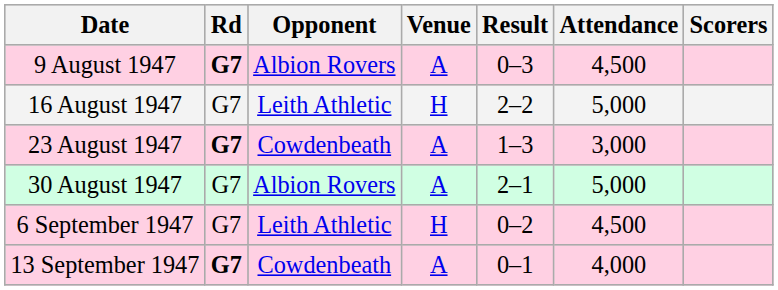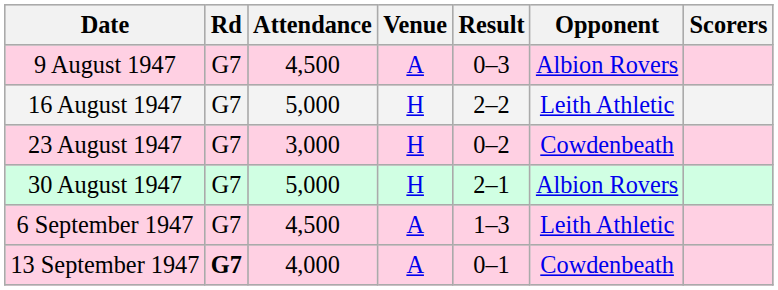columns swapped: (324, 24) <-> (619, 24)
(226, 64) bold -> (226, 64) normal
(226, 145) bold -> (226, 145) normal
(439, 145) A -> (415, 145) H
(515, 145) 1–3 -> (491, 145) 0–2
(439, 185) A -> (415, 185) H
(439, 225) H -> (415, 225) A
(515, 225) 0–2 -> (491, 225) 1–3
